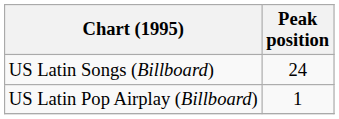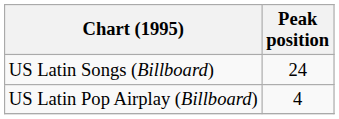(298, 98) 1 -> (298, 98) 4
